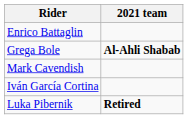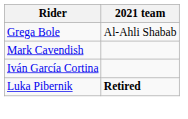- row: (45, 31)
(142, 50) bold -> (140, 31) normal
